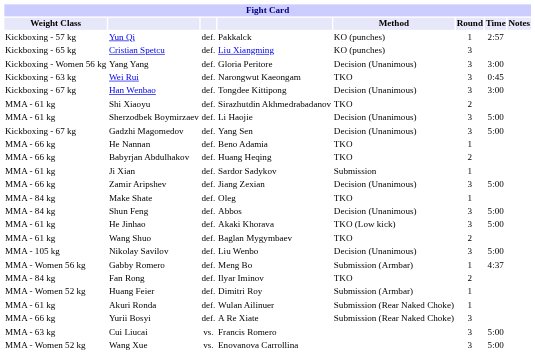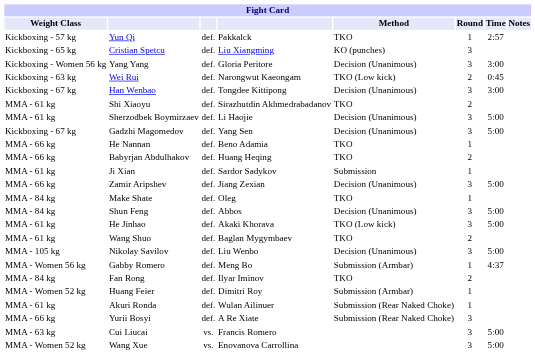(359, 37) KO (punches) -> (343, 37) TKO
(343, 77) TKO -> (365, 77) TKO (Low kick)
(470, 77) 3 -> (470, 77) 2
